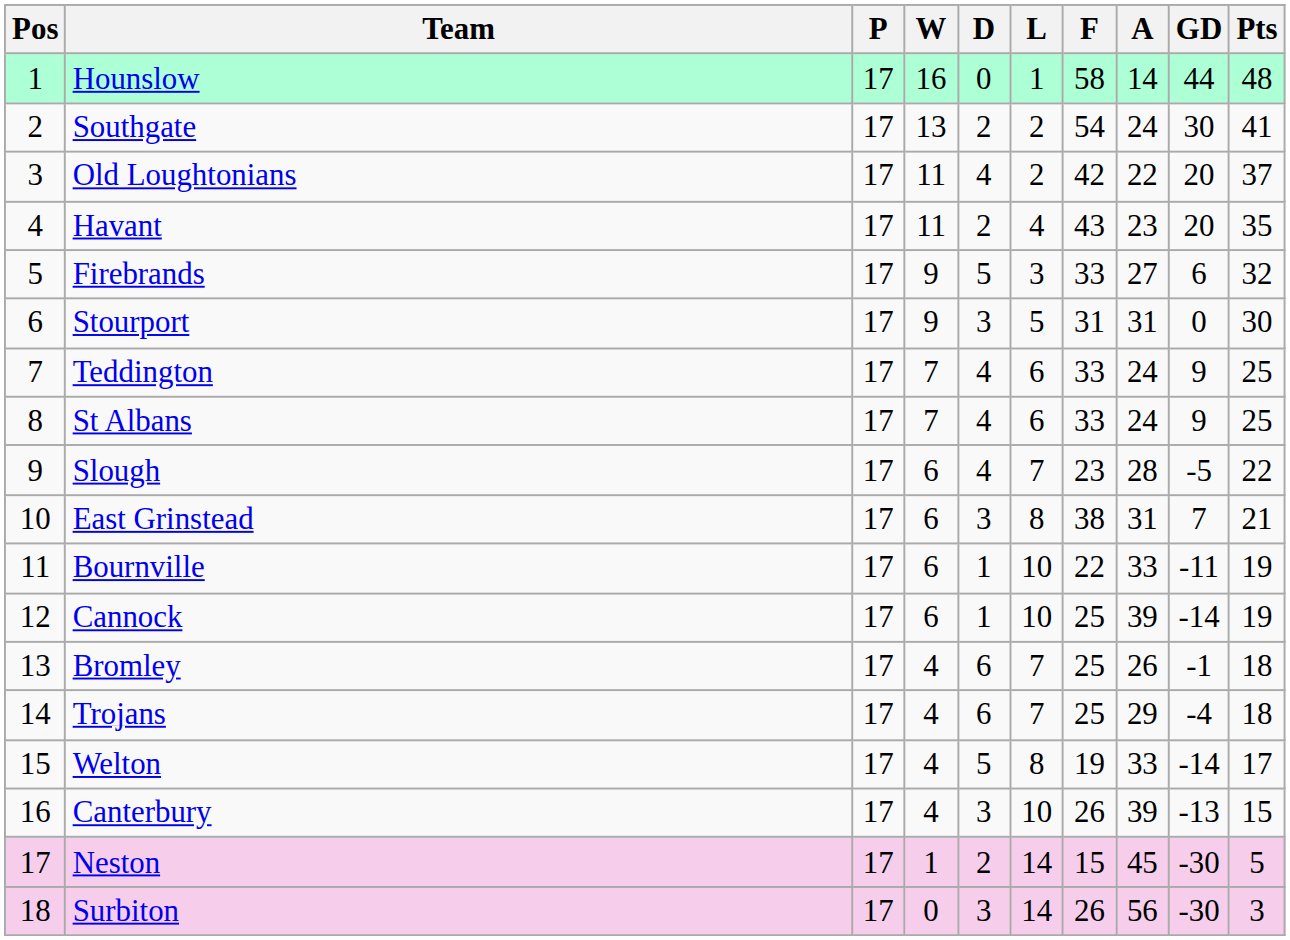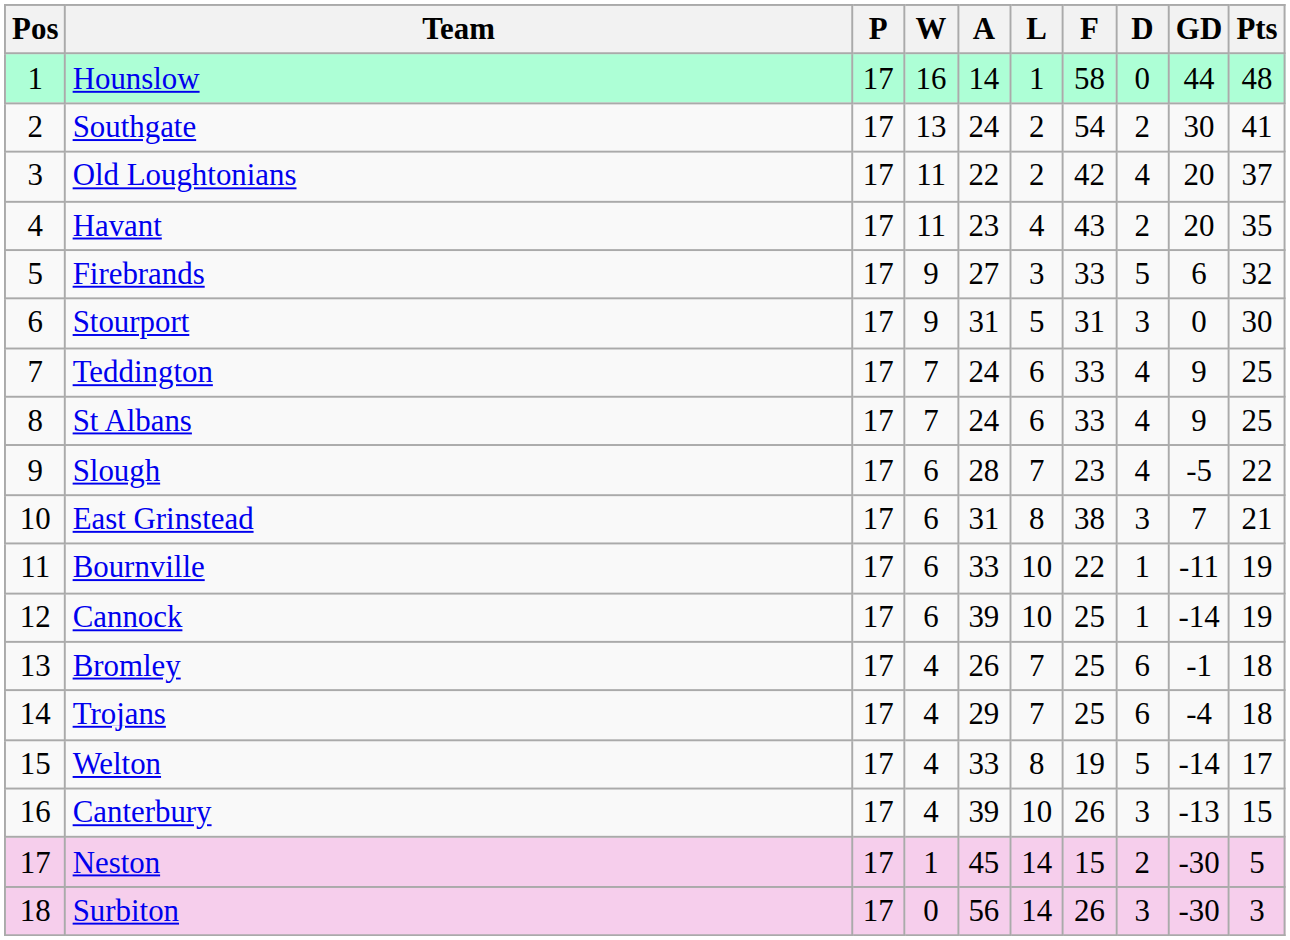columns swapped: (984, 28) <-> (1142, 28)
